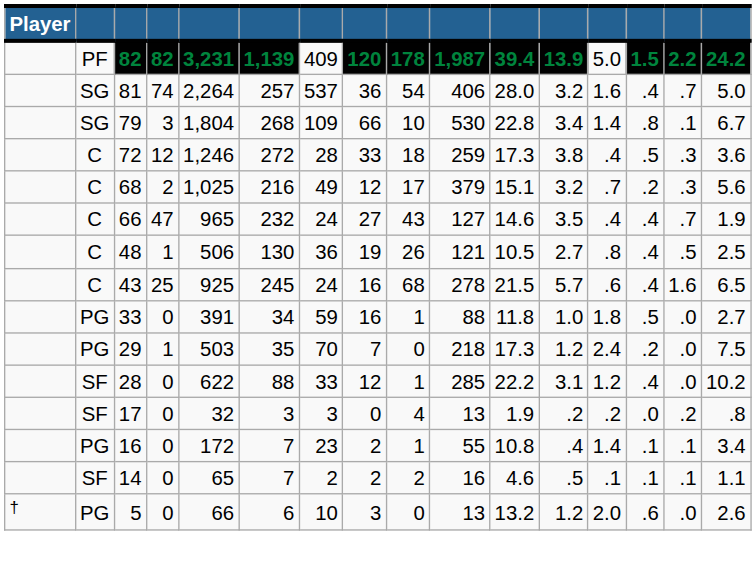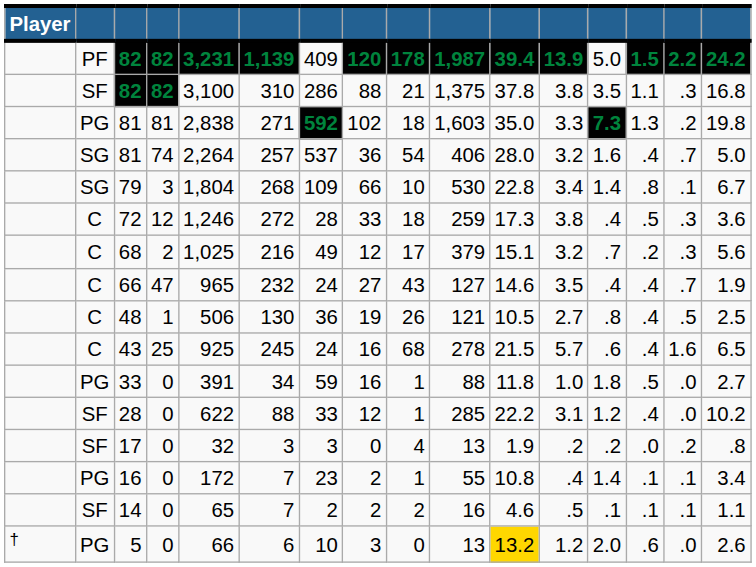+ row: (95, 91)
+ row: (95, 123)
- row: (95, 349)
(514, 512) no background -> (514, 544) gold background
